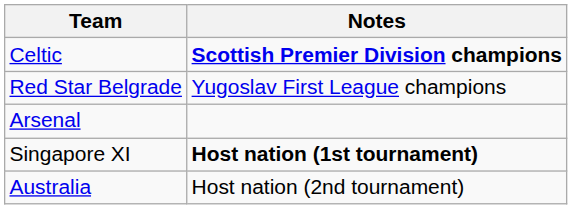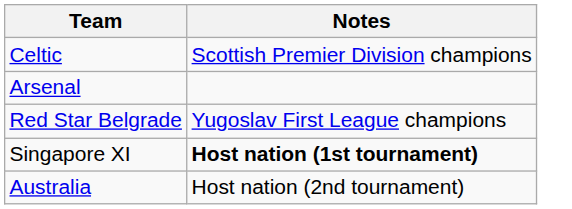(377, 54) bold -> (362, 54) normal
rows swapped: (96, 87) <-> (45, 120)
